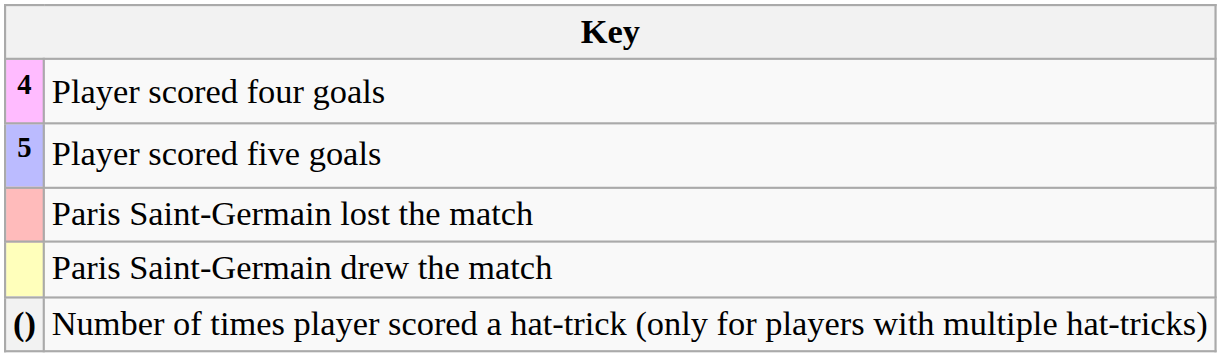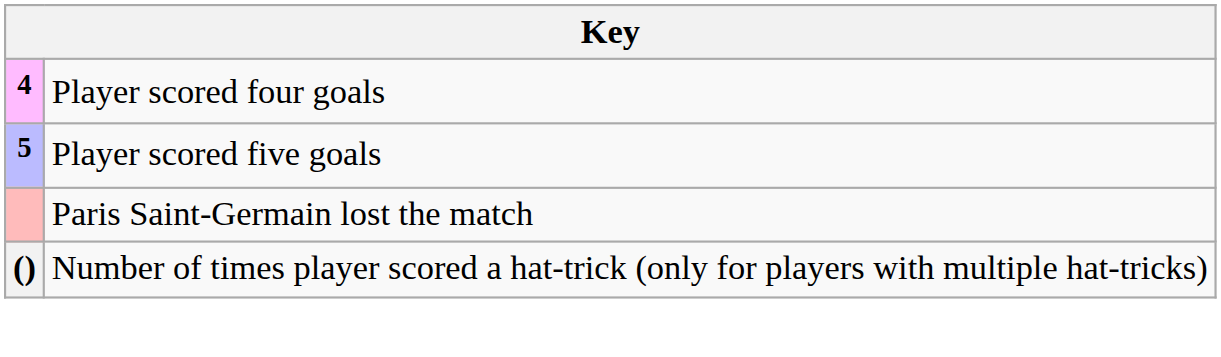- row: (302, 268)
